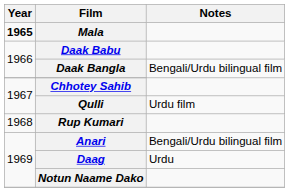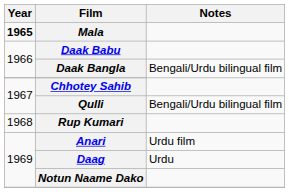(172, 104) Urdu film -> (215, 104) Bengali/Urdu bilingual film
(215, 141) Bengali/Urdu bilingual film -> (172, 141) Urdu film
